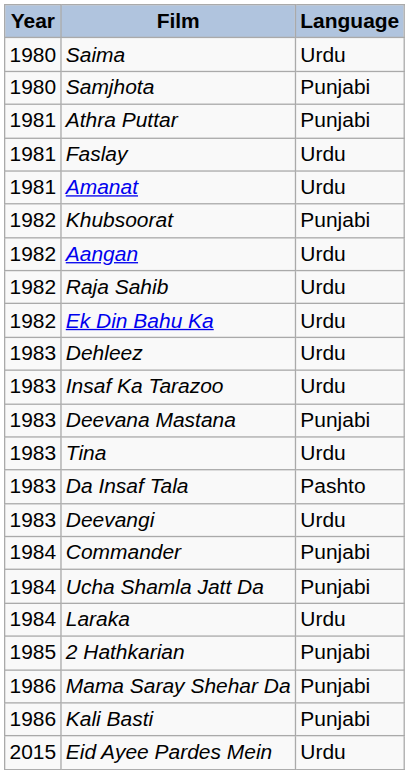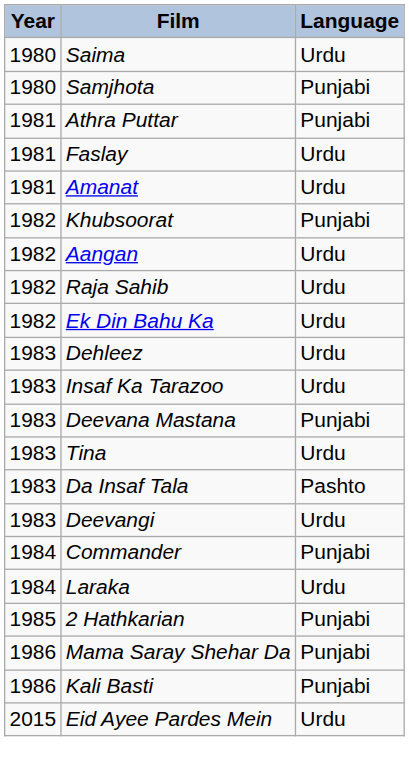- row: (165, 586)
